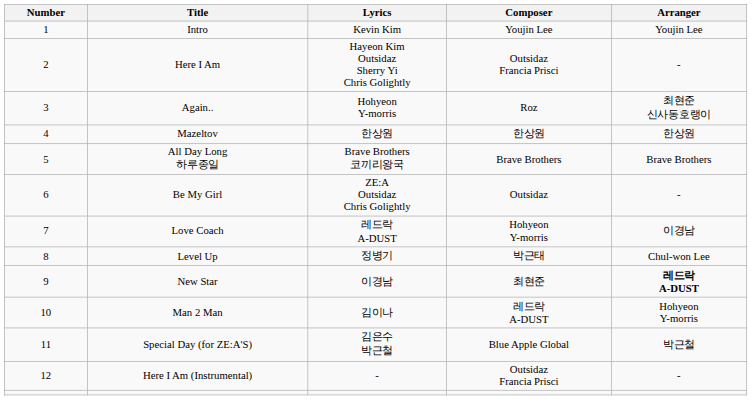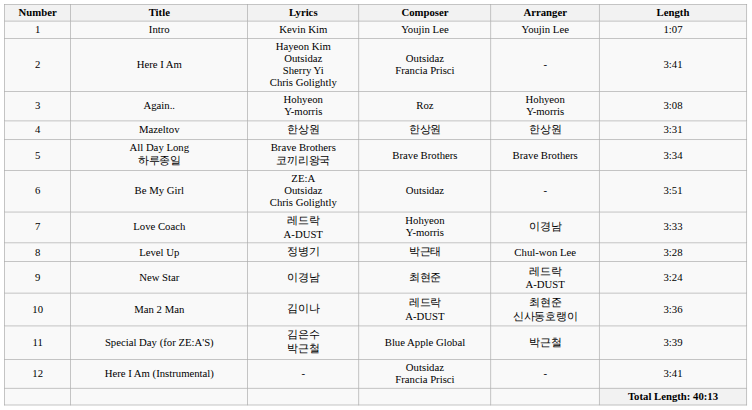+ column: (673, 13)
(679, 107) 최현준 신사동호랭이 -> (545, 106) Hohyeon Y-morris
(679, 281) bold -> (545, 277) normal
(679, 312) Hohyeon Y-morris -> (545, 309) 최현준 신사동호랭이
